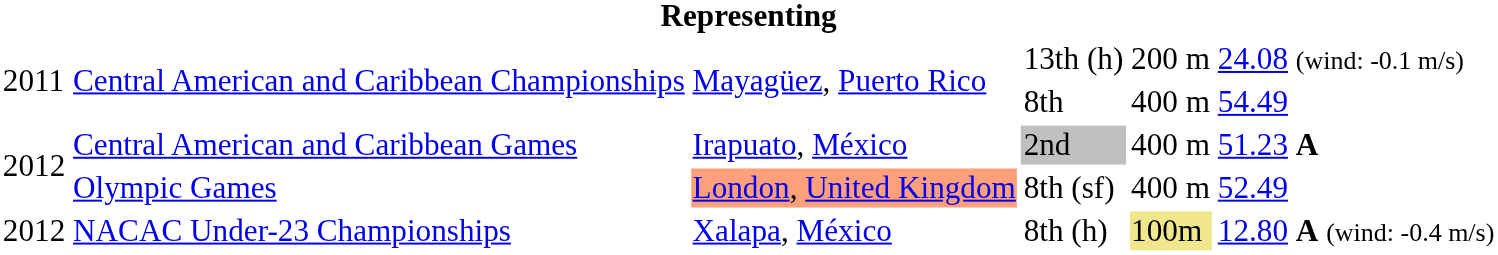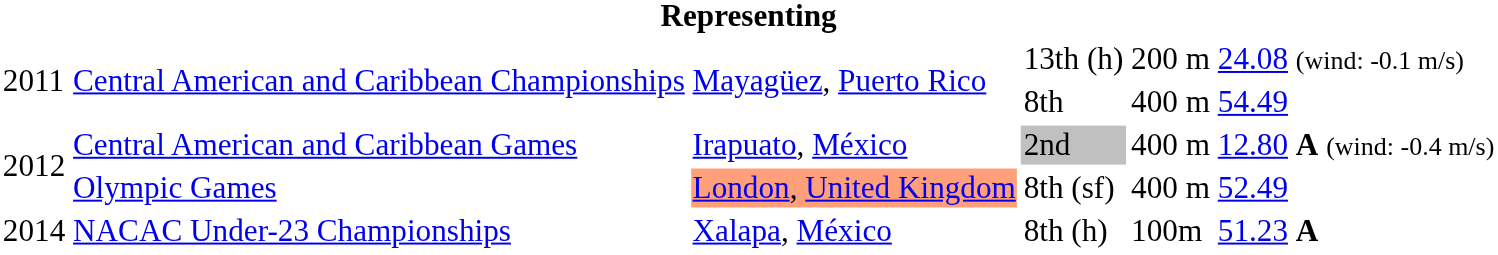(1268, 144) 51.23 A -> (1356, 144) 12.80 A (wind: -0.4 m/s)
(34, 230) 2012 -> (34, 230) 2014
(1167, 230) khaki background -> (1167, 230) no background
(1356, 230) 12.80 A (wind: -0.4 m/s) -> (1268, 230) 51.23 A
